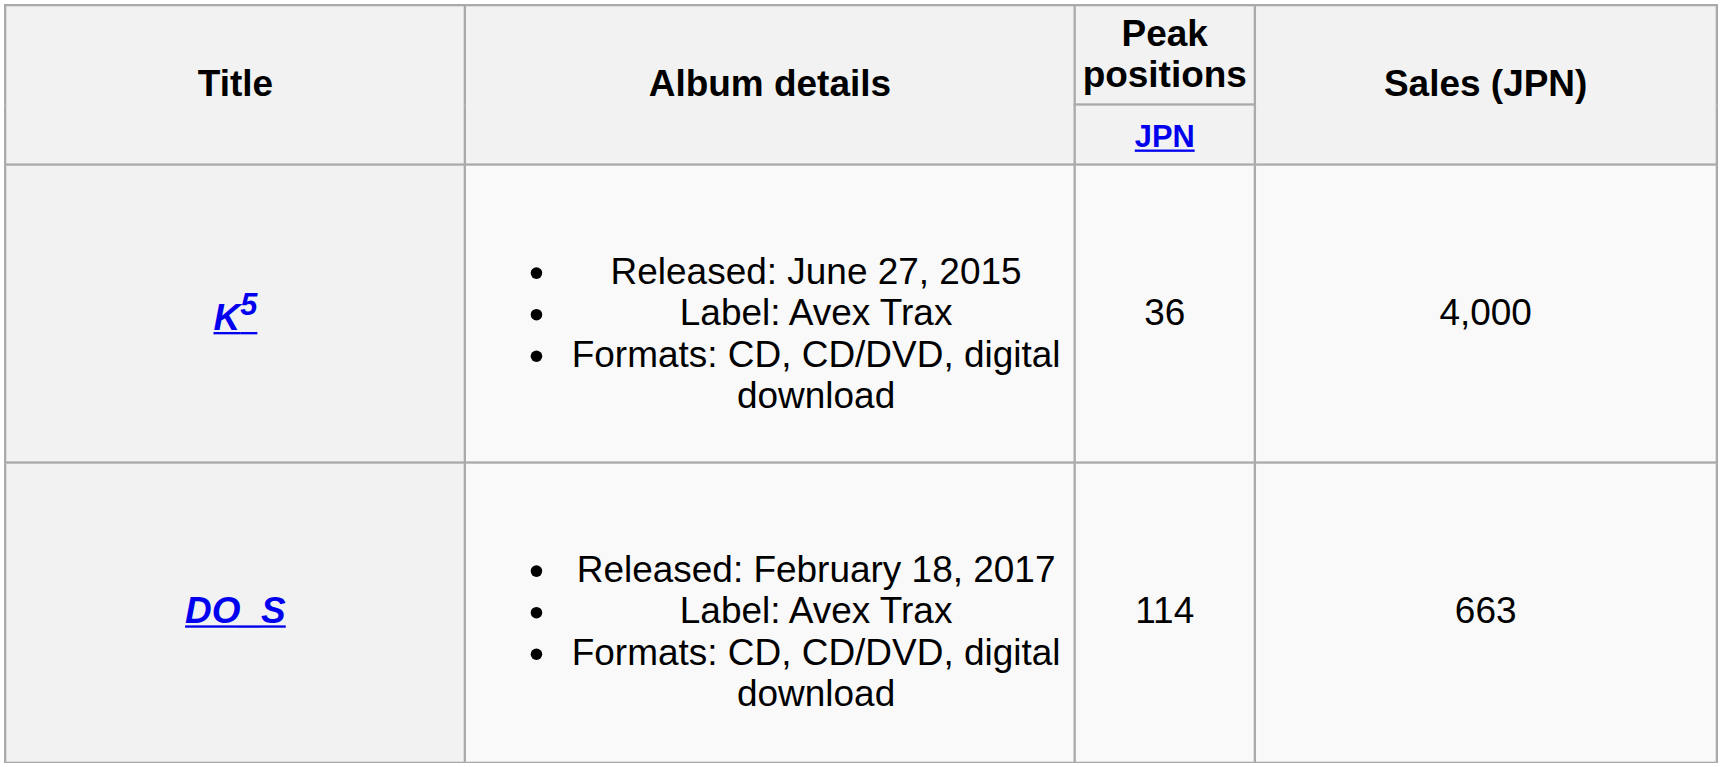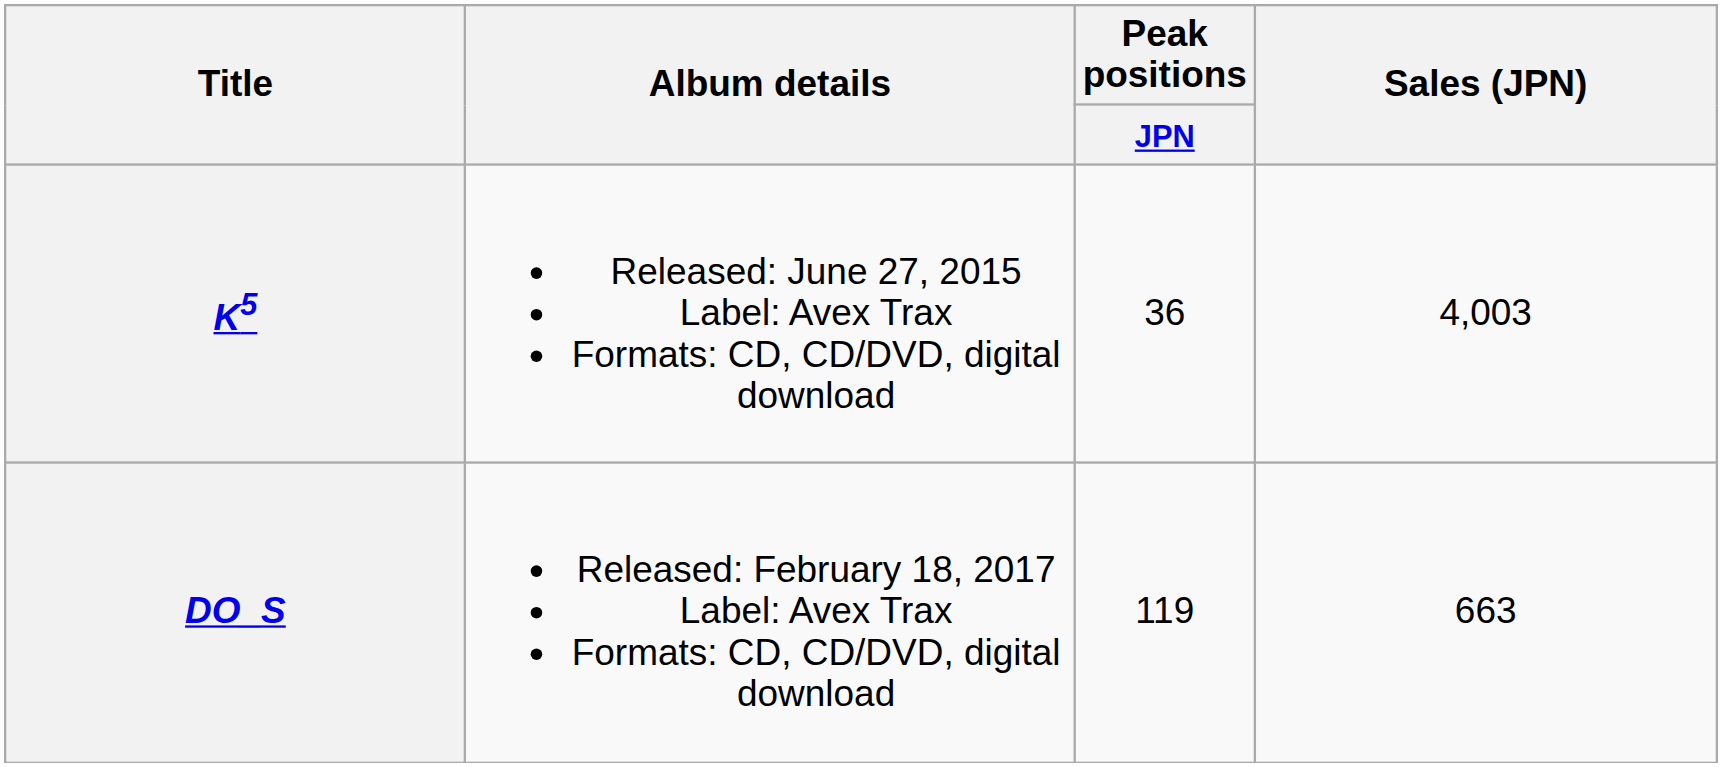(1486, 312) 4,000 -> (1486, 312) 4,003
(1165, 611) 114 -> (1165, 611) 119
